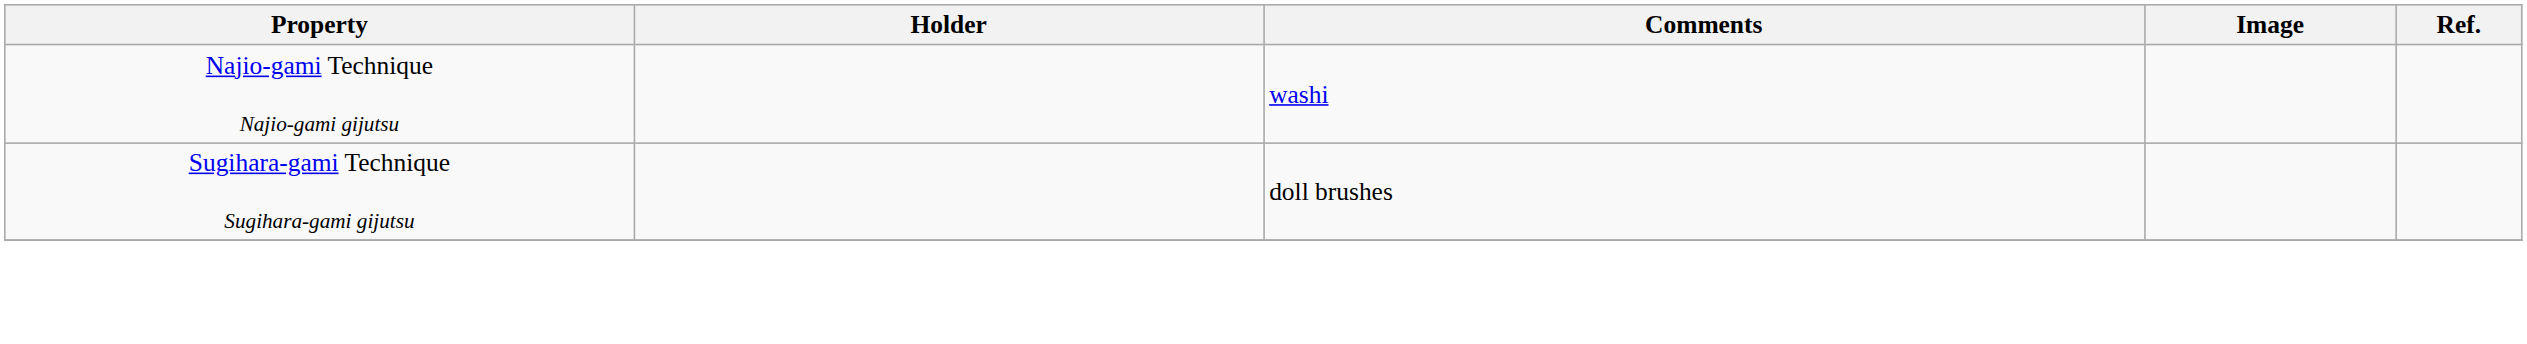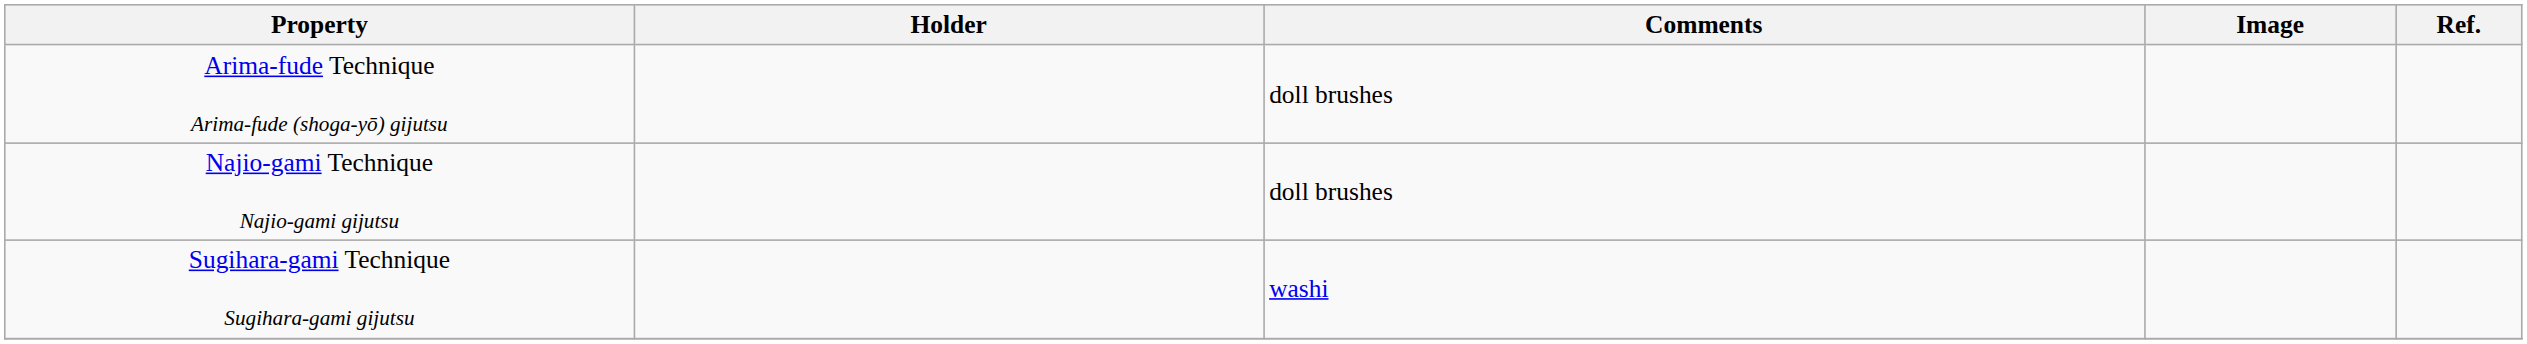+ row: (319, 93)
(1299, 93) washi -> (1331, 191) doll brushes
(1331, 191) doll brushes -> (1299, 288) washi
